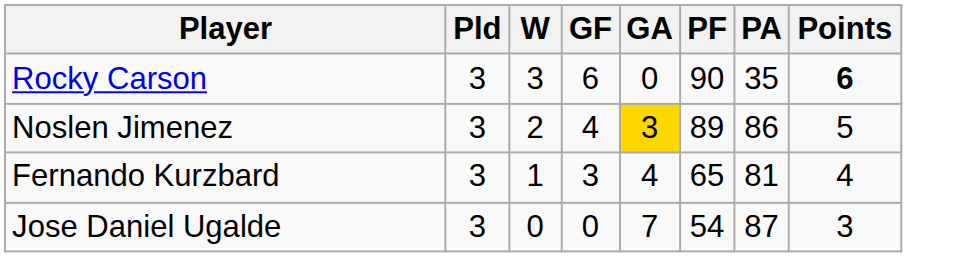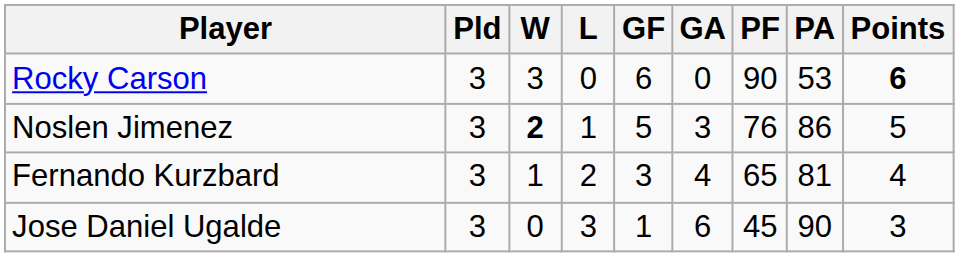+ column: (588, 29)
(762, 78) 35 -> (815, 78) 53
(535, 127) normal -> (535, 127) bold
(590, 127) 4 -> (644, 127) 5
(650, 127) gold background -> (703, 127) no background
(707, 127) 89 -> (760, 127) 76
(590, 226) 0 -> (644, 226) 1
(650, 226) 7 -> (703, 226) 6
(707, 226) 54 -> (760, 226) 45
(762, 226) 87 -> (815, 226) 90
